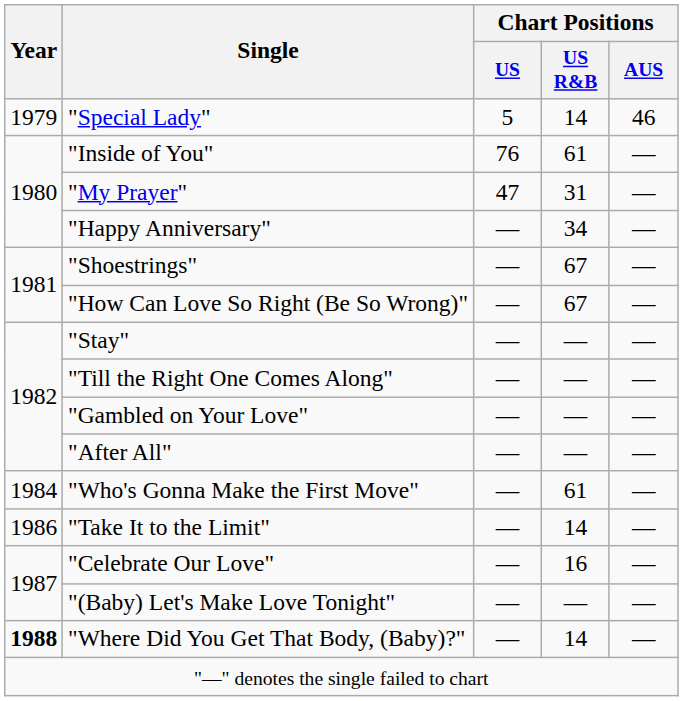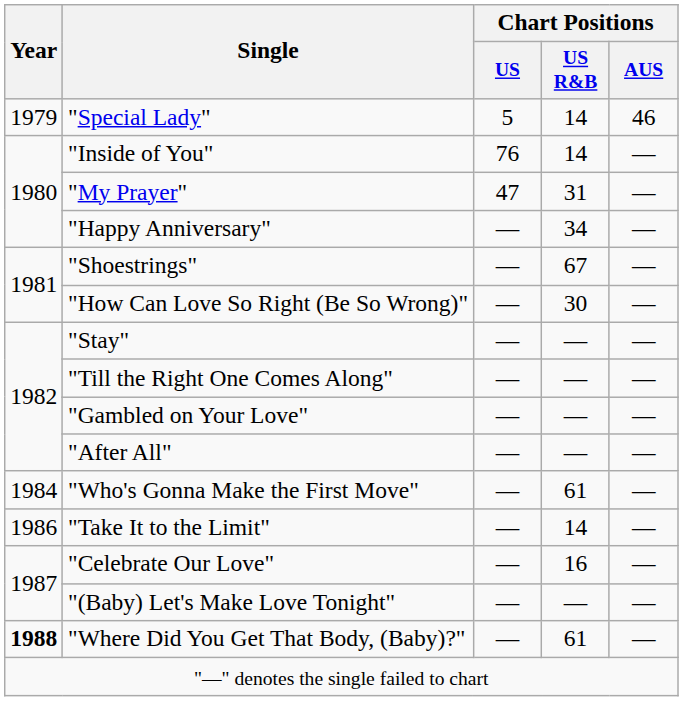(576, 154) 61 -> (576, 154) 14
(576, 303) 67 -> (576, 303) 30
(576, 638) 14 -> (576, 638) 61
